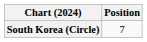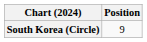(122, 29) 7 -> (122, 29) 9
